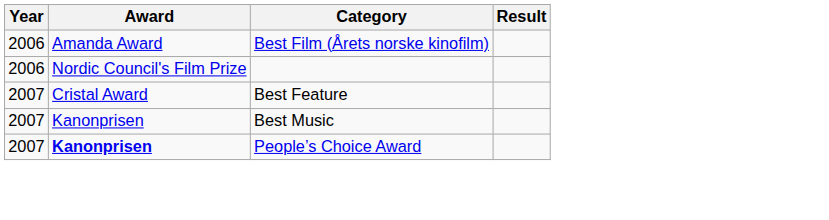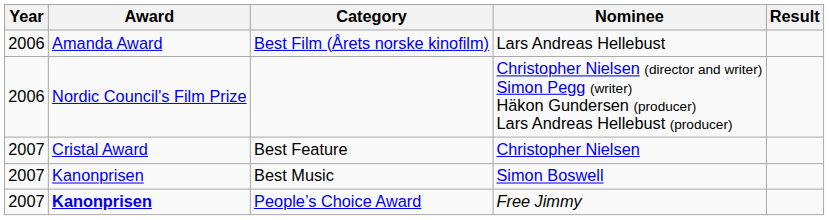+ column: (629, 17)
